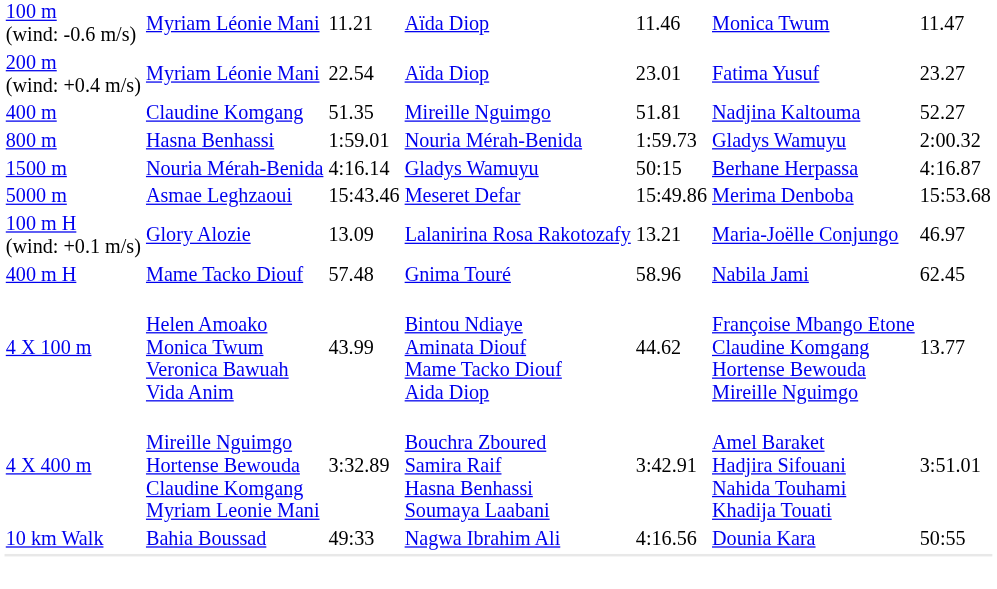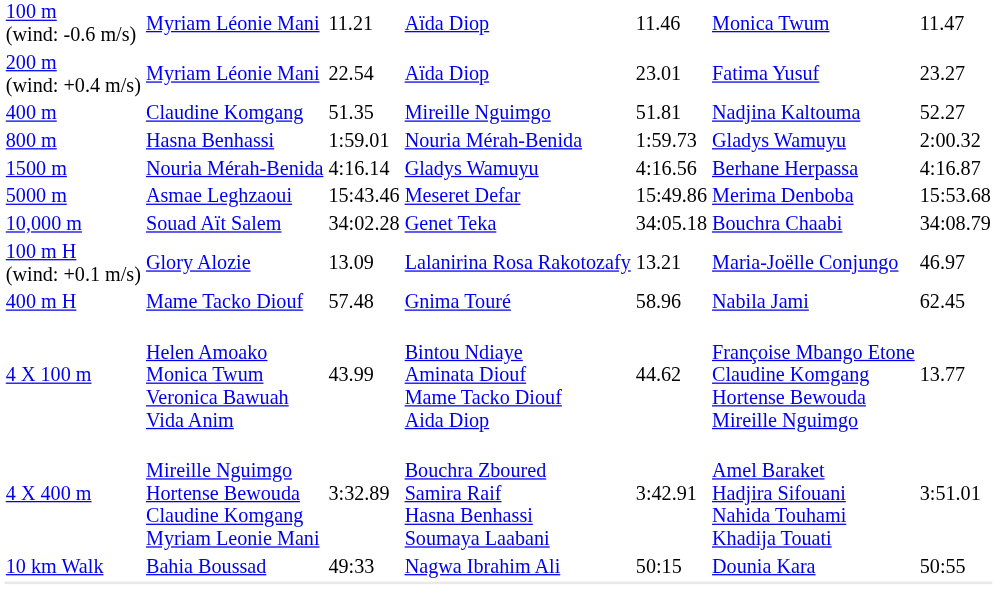(659, 168) 50:15 -> (666, 168) 4:16.56
+ row: (44, 223)
(666, 538) 4:16.56 -> (659, 566) 50:15
